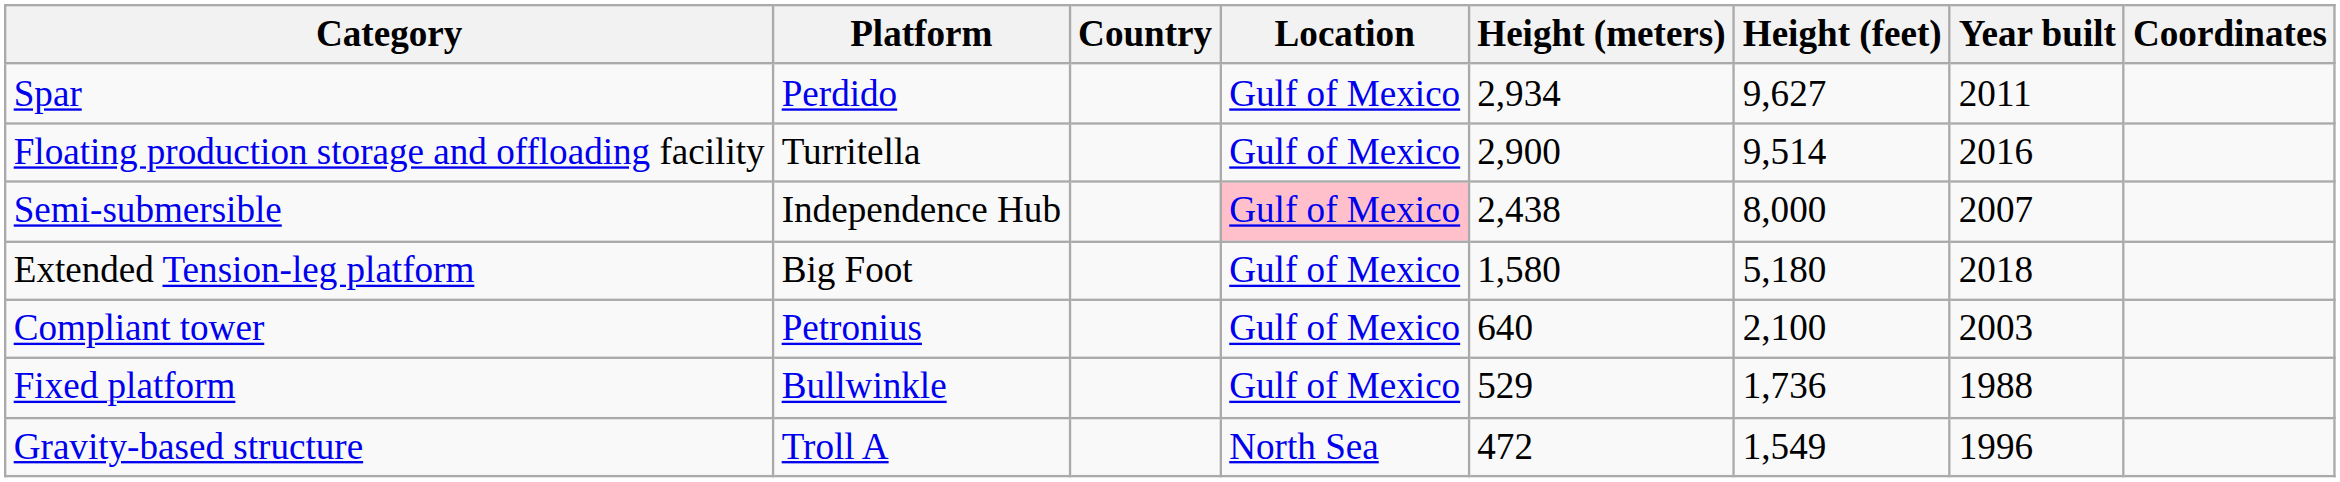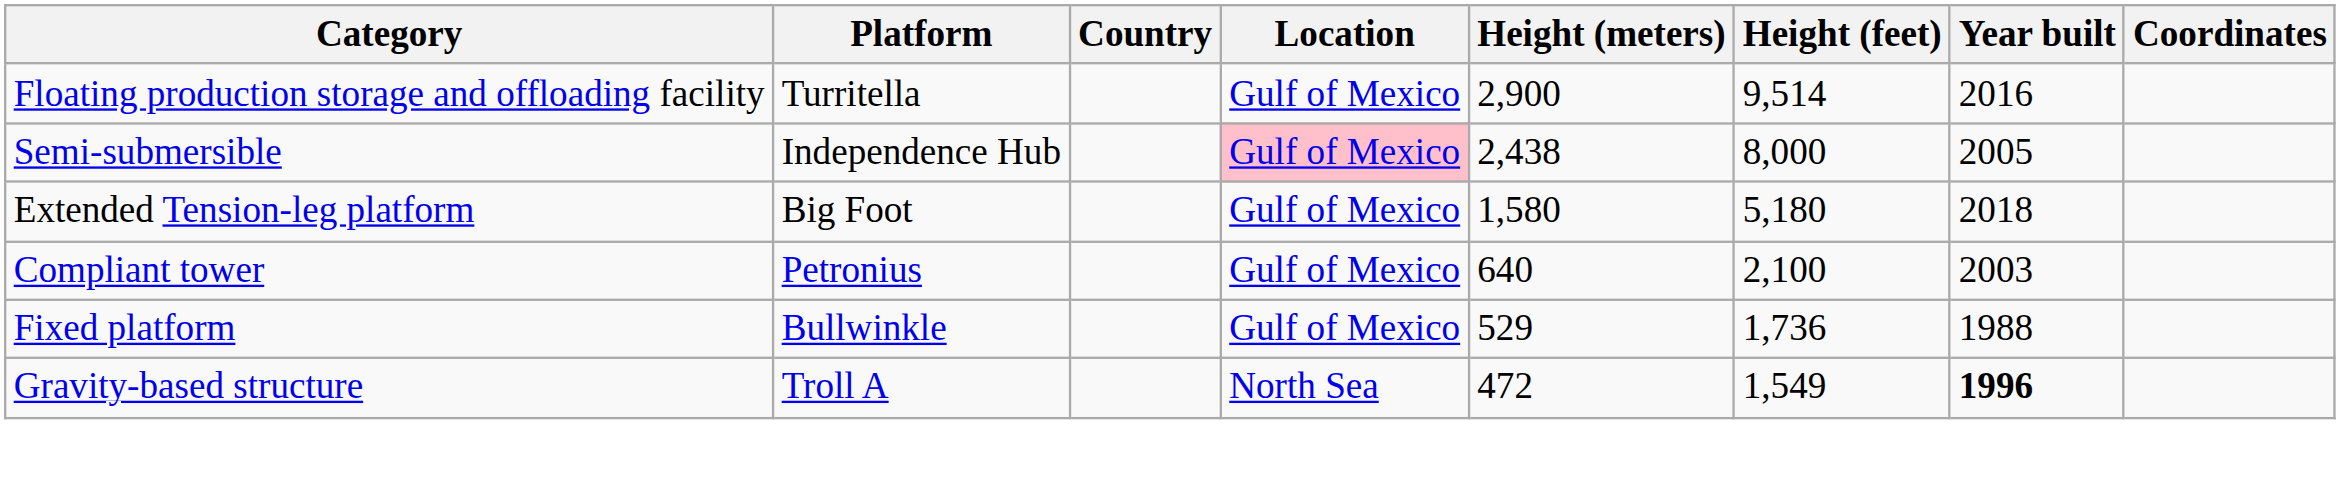- row: (48, 92)
(1996, 210) 2007 -> (1996, 151) 2005
(1996, 446) normal -> (1996, 387) bold
